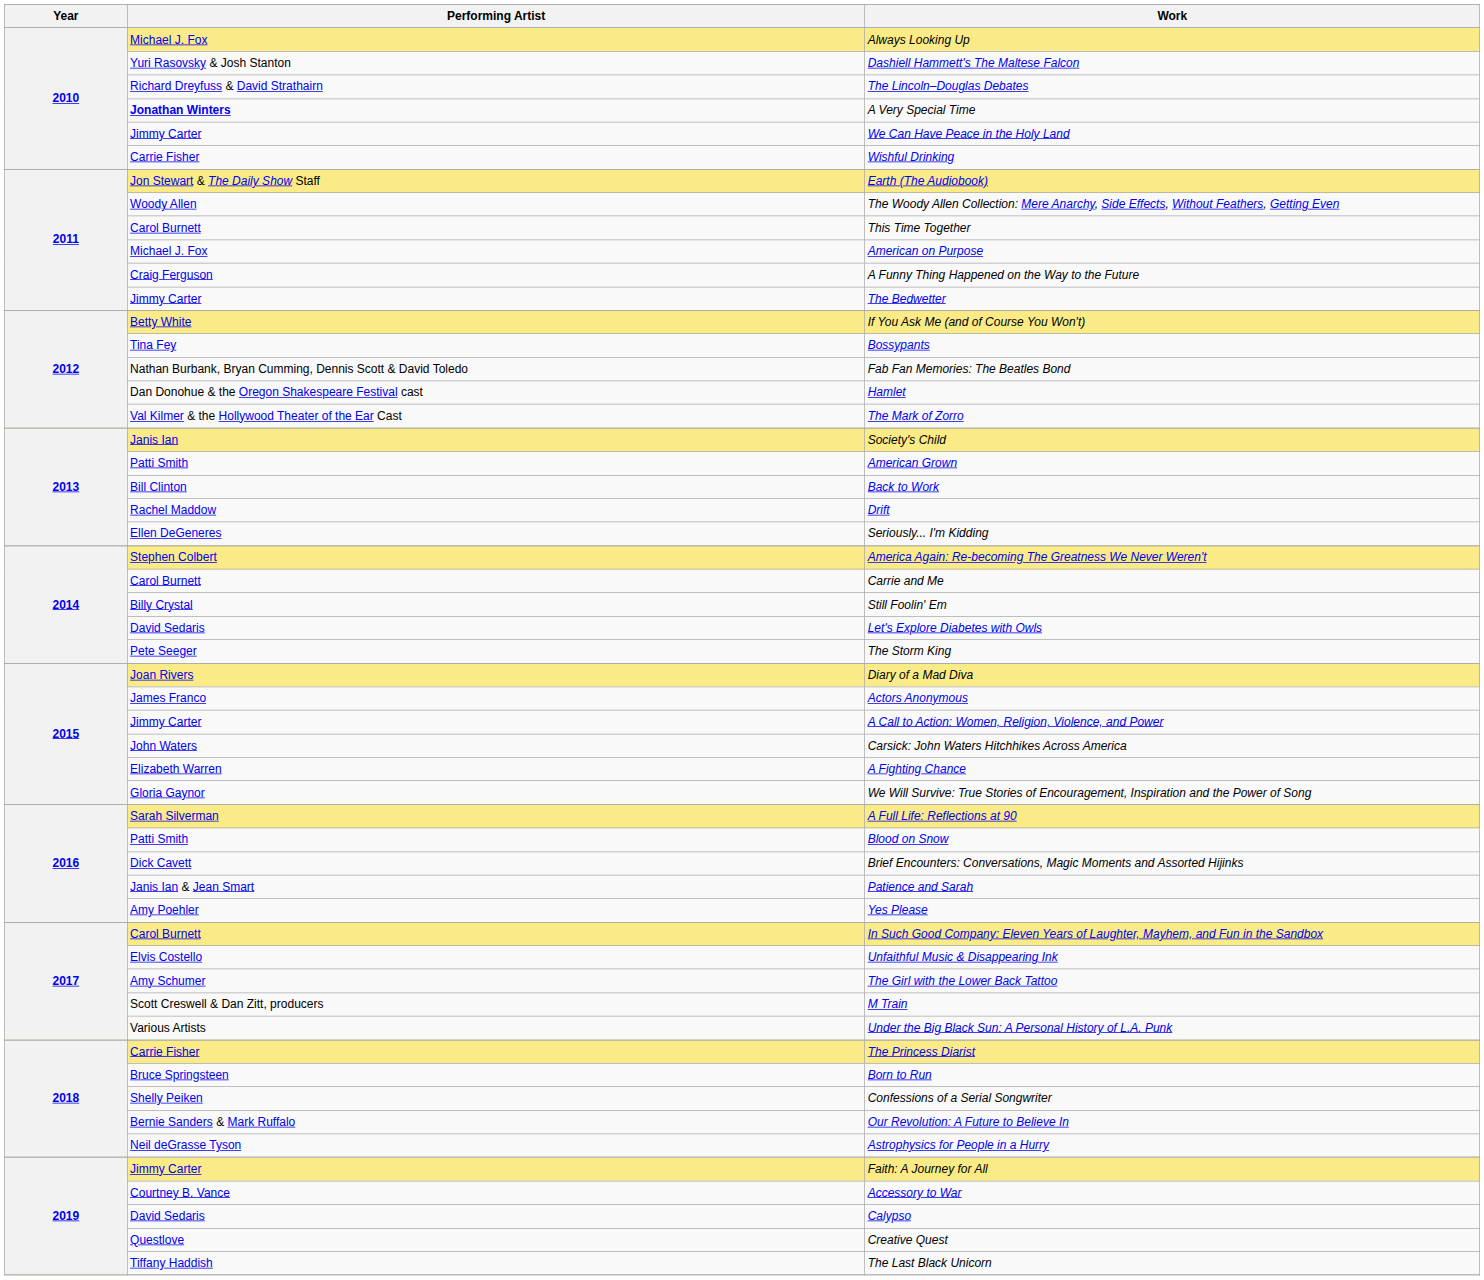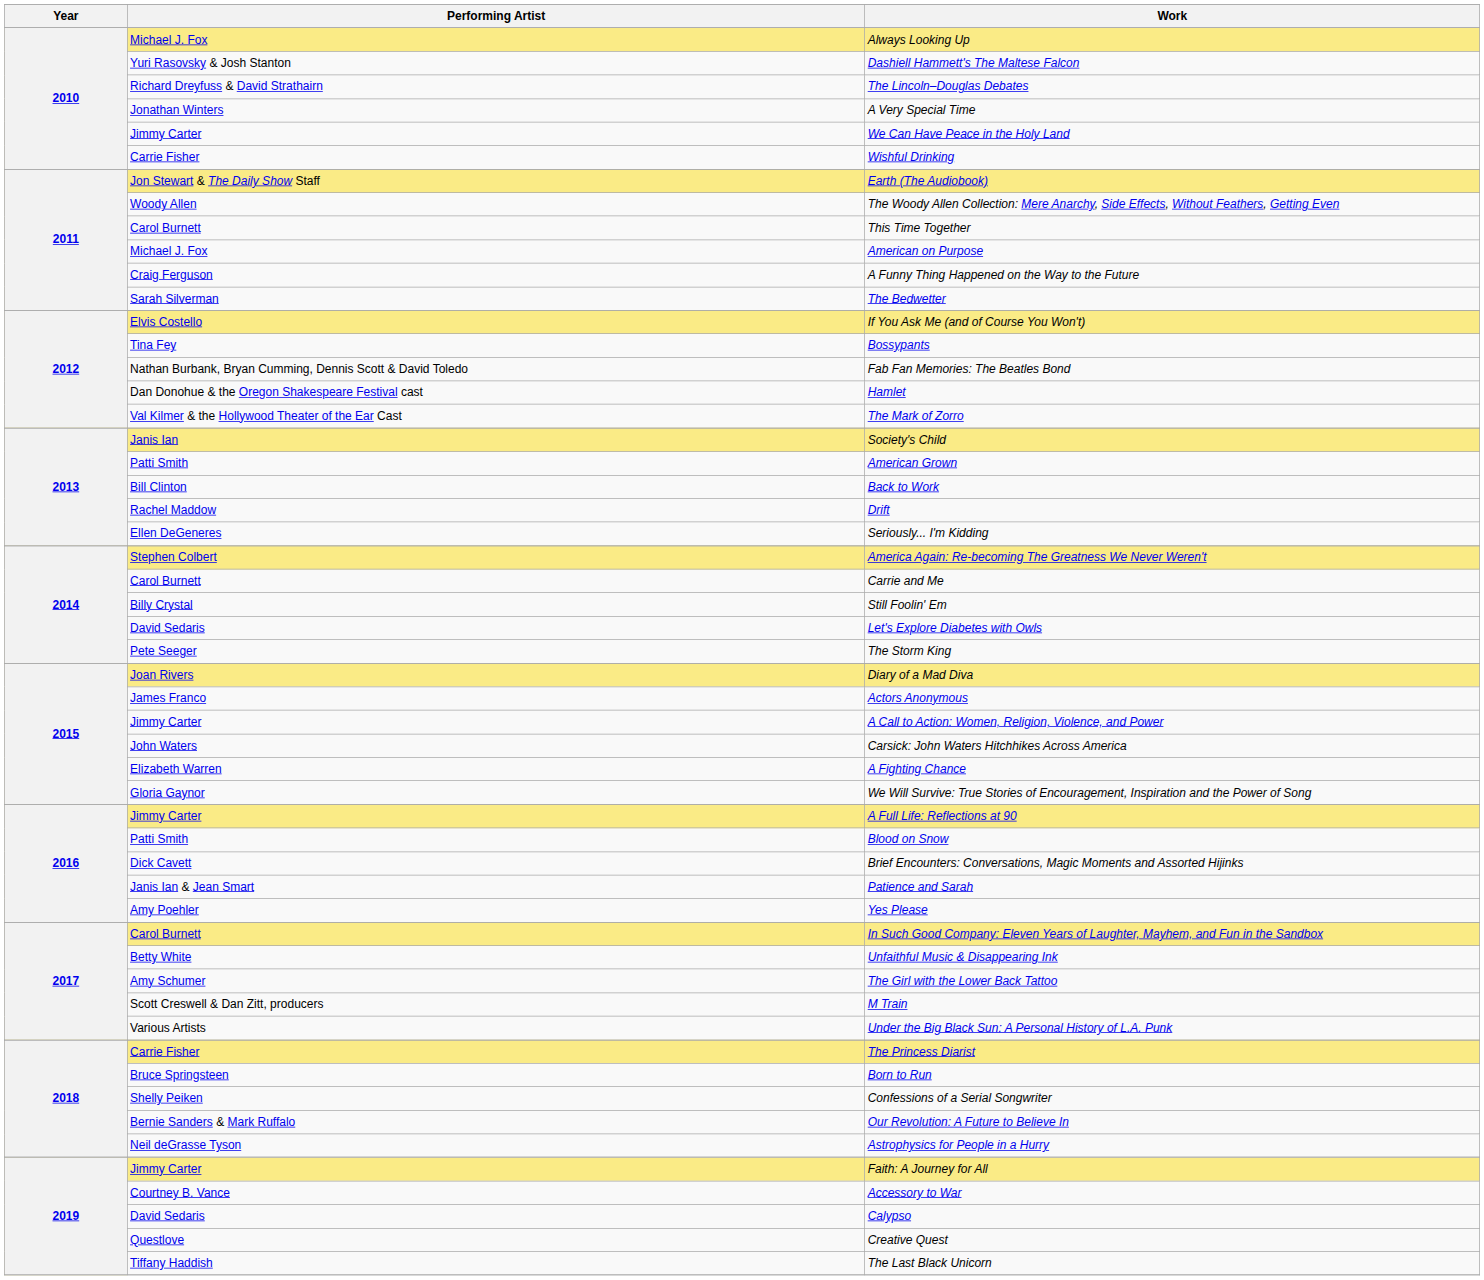(180, 110) bold -> (177, 110) normal
(166, 298) Jimmy Carter -> (174, 298) Sarah Silverman
(161, 322) Betty White -> (166, 322) Elvis Costello
(174, 816) Sarah Silverman -> (166, 816) Jimmy Carter
(166, 957) Elvis Costello -> (161, 957) Betty White
